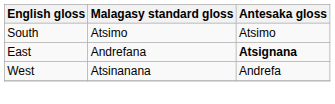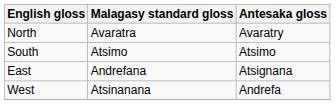+ row: (22, 33)
(268, 52) bold -> (266, 71) normal
